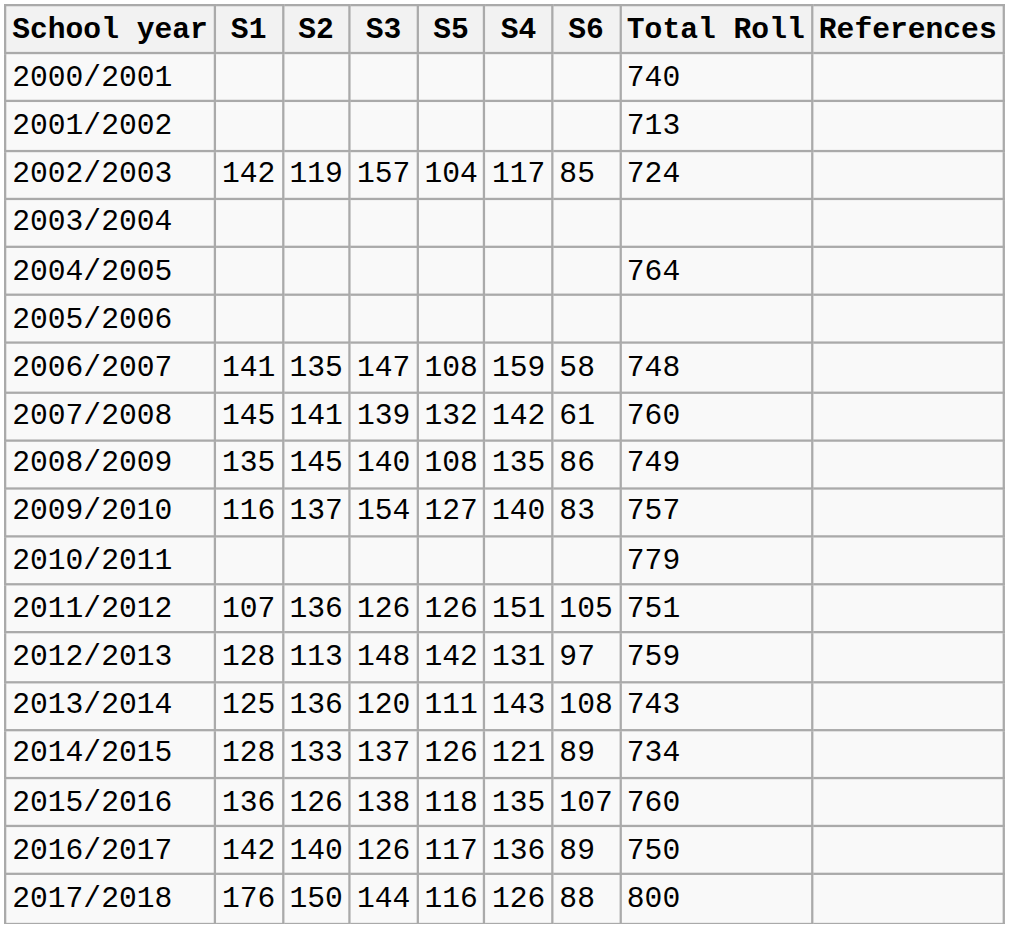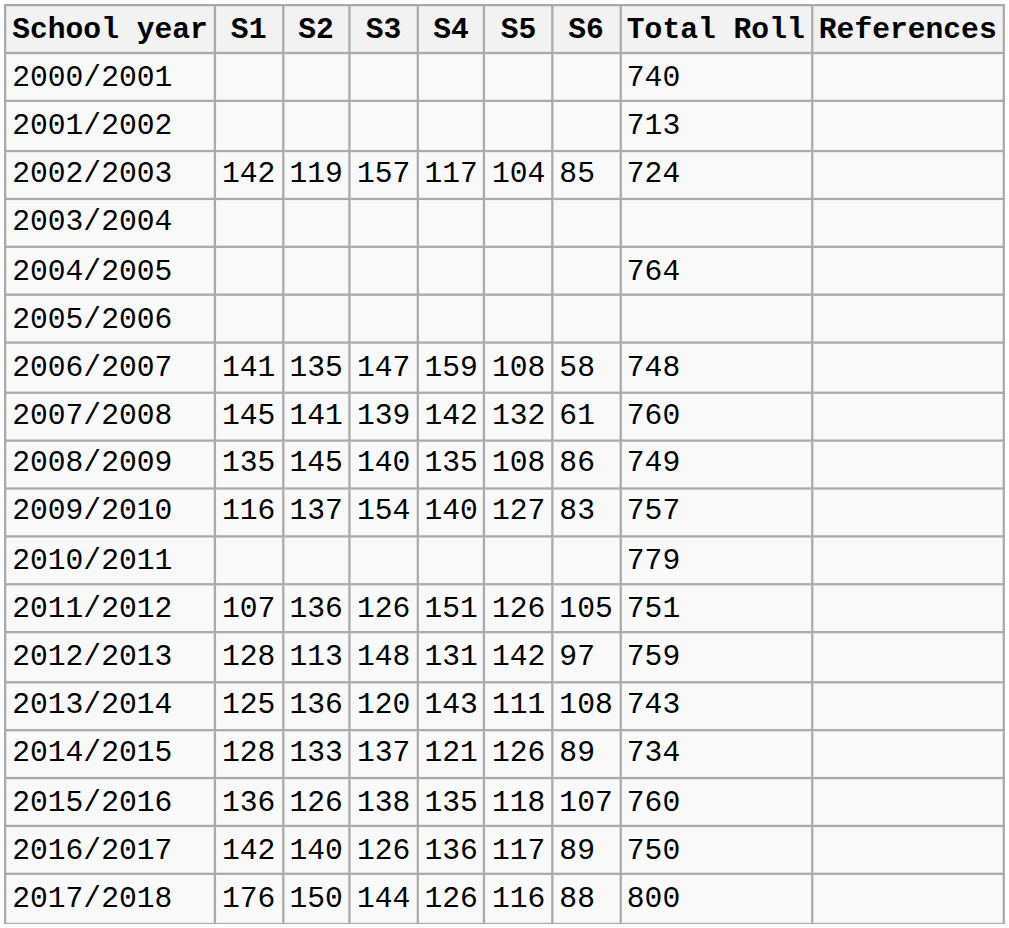columns swapped: (519, 29) <-> (451, 29)
